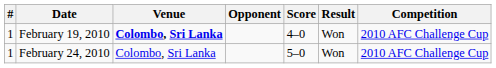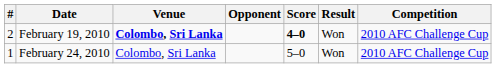(10, 33) 1 -> (10, 33) 2
(296, 33) normal -> (296, 33) bold
